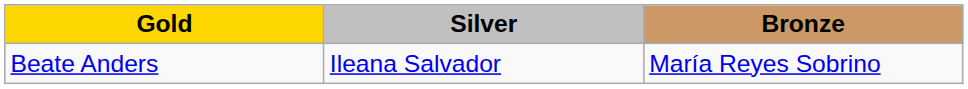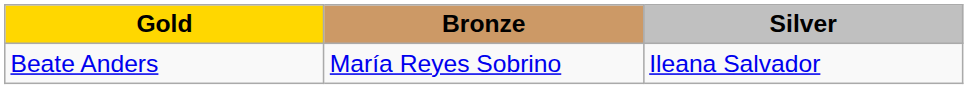columns swapped: (484, 24) <-> (803, 24)
